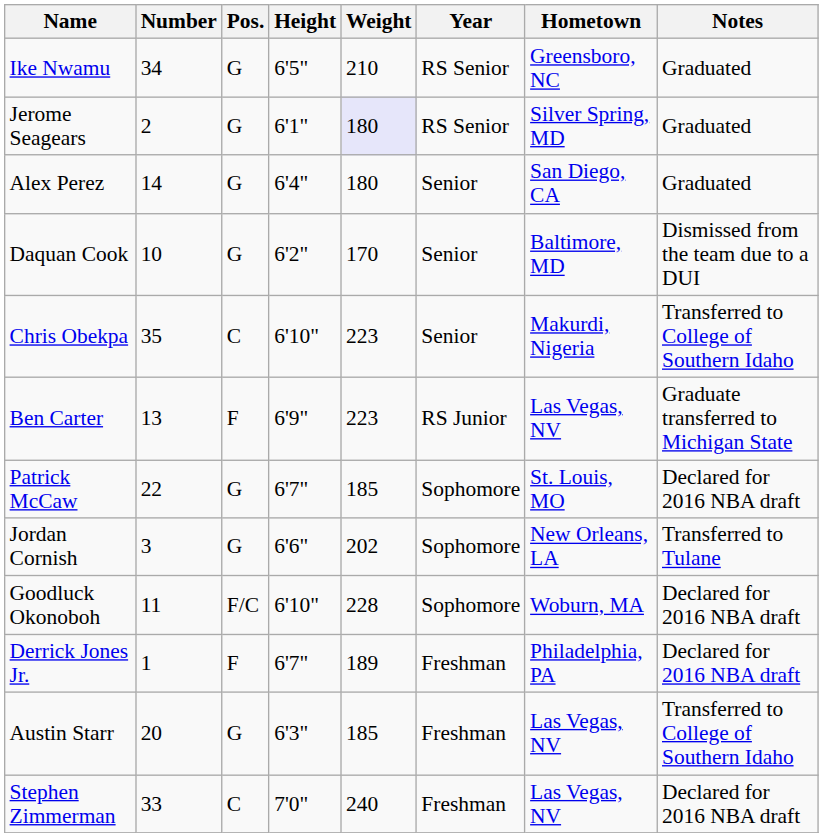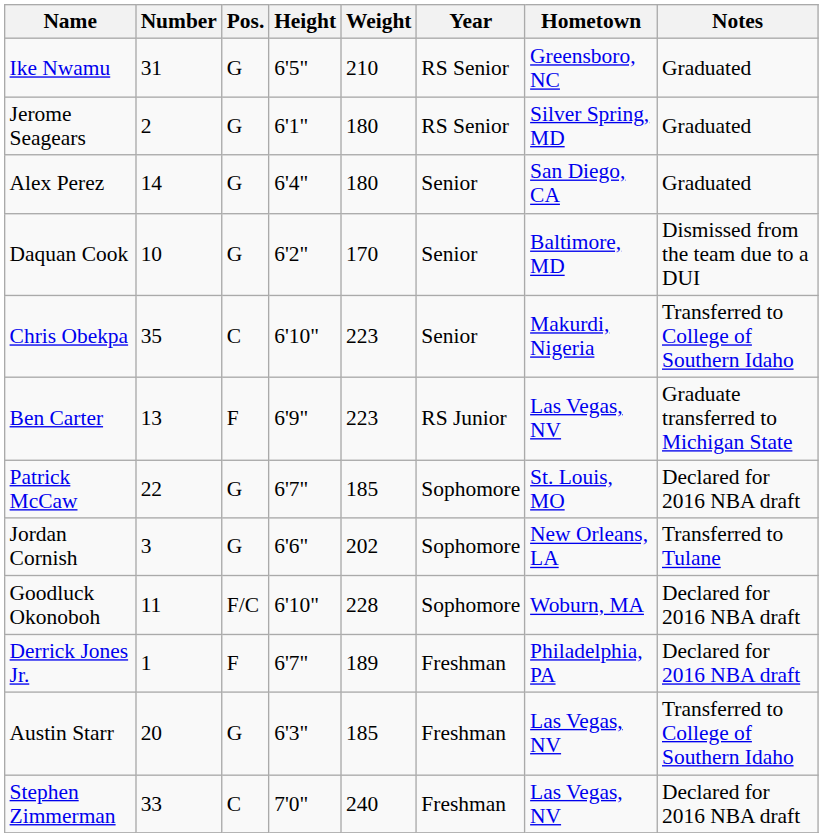(151, 67) 34 -> (151, 67) 31
(362, 125) lavender background -> (362, 125) no background
